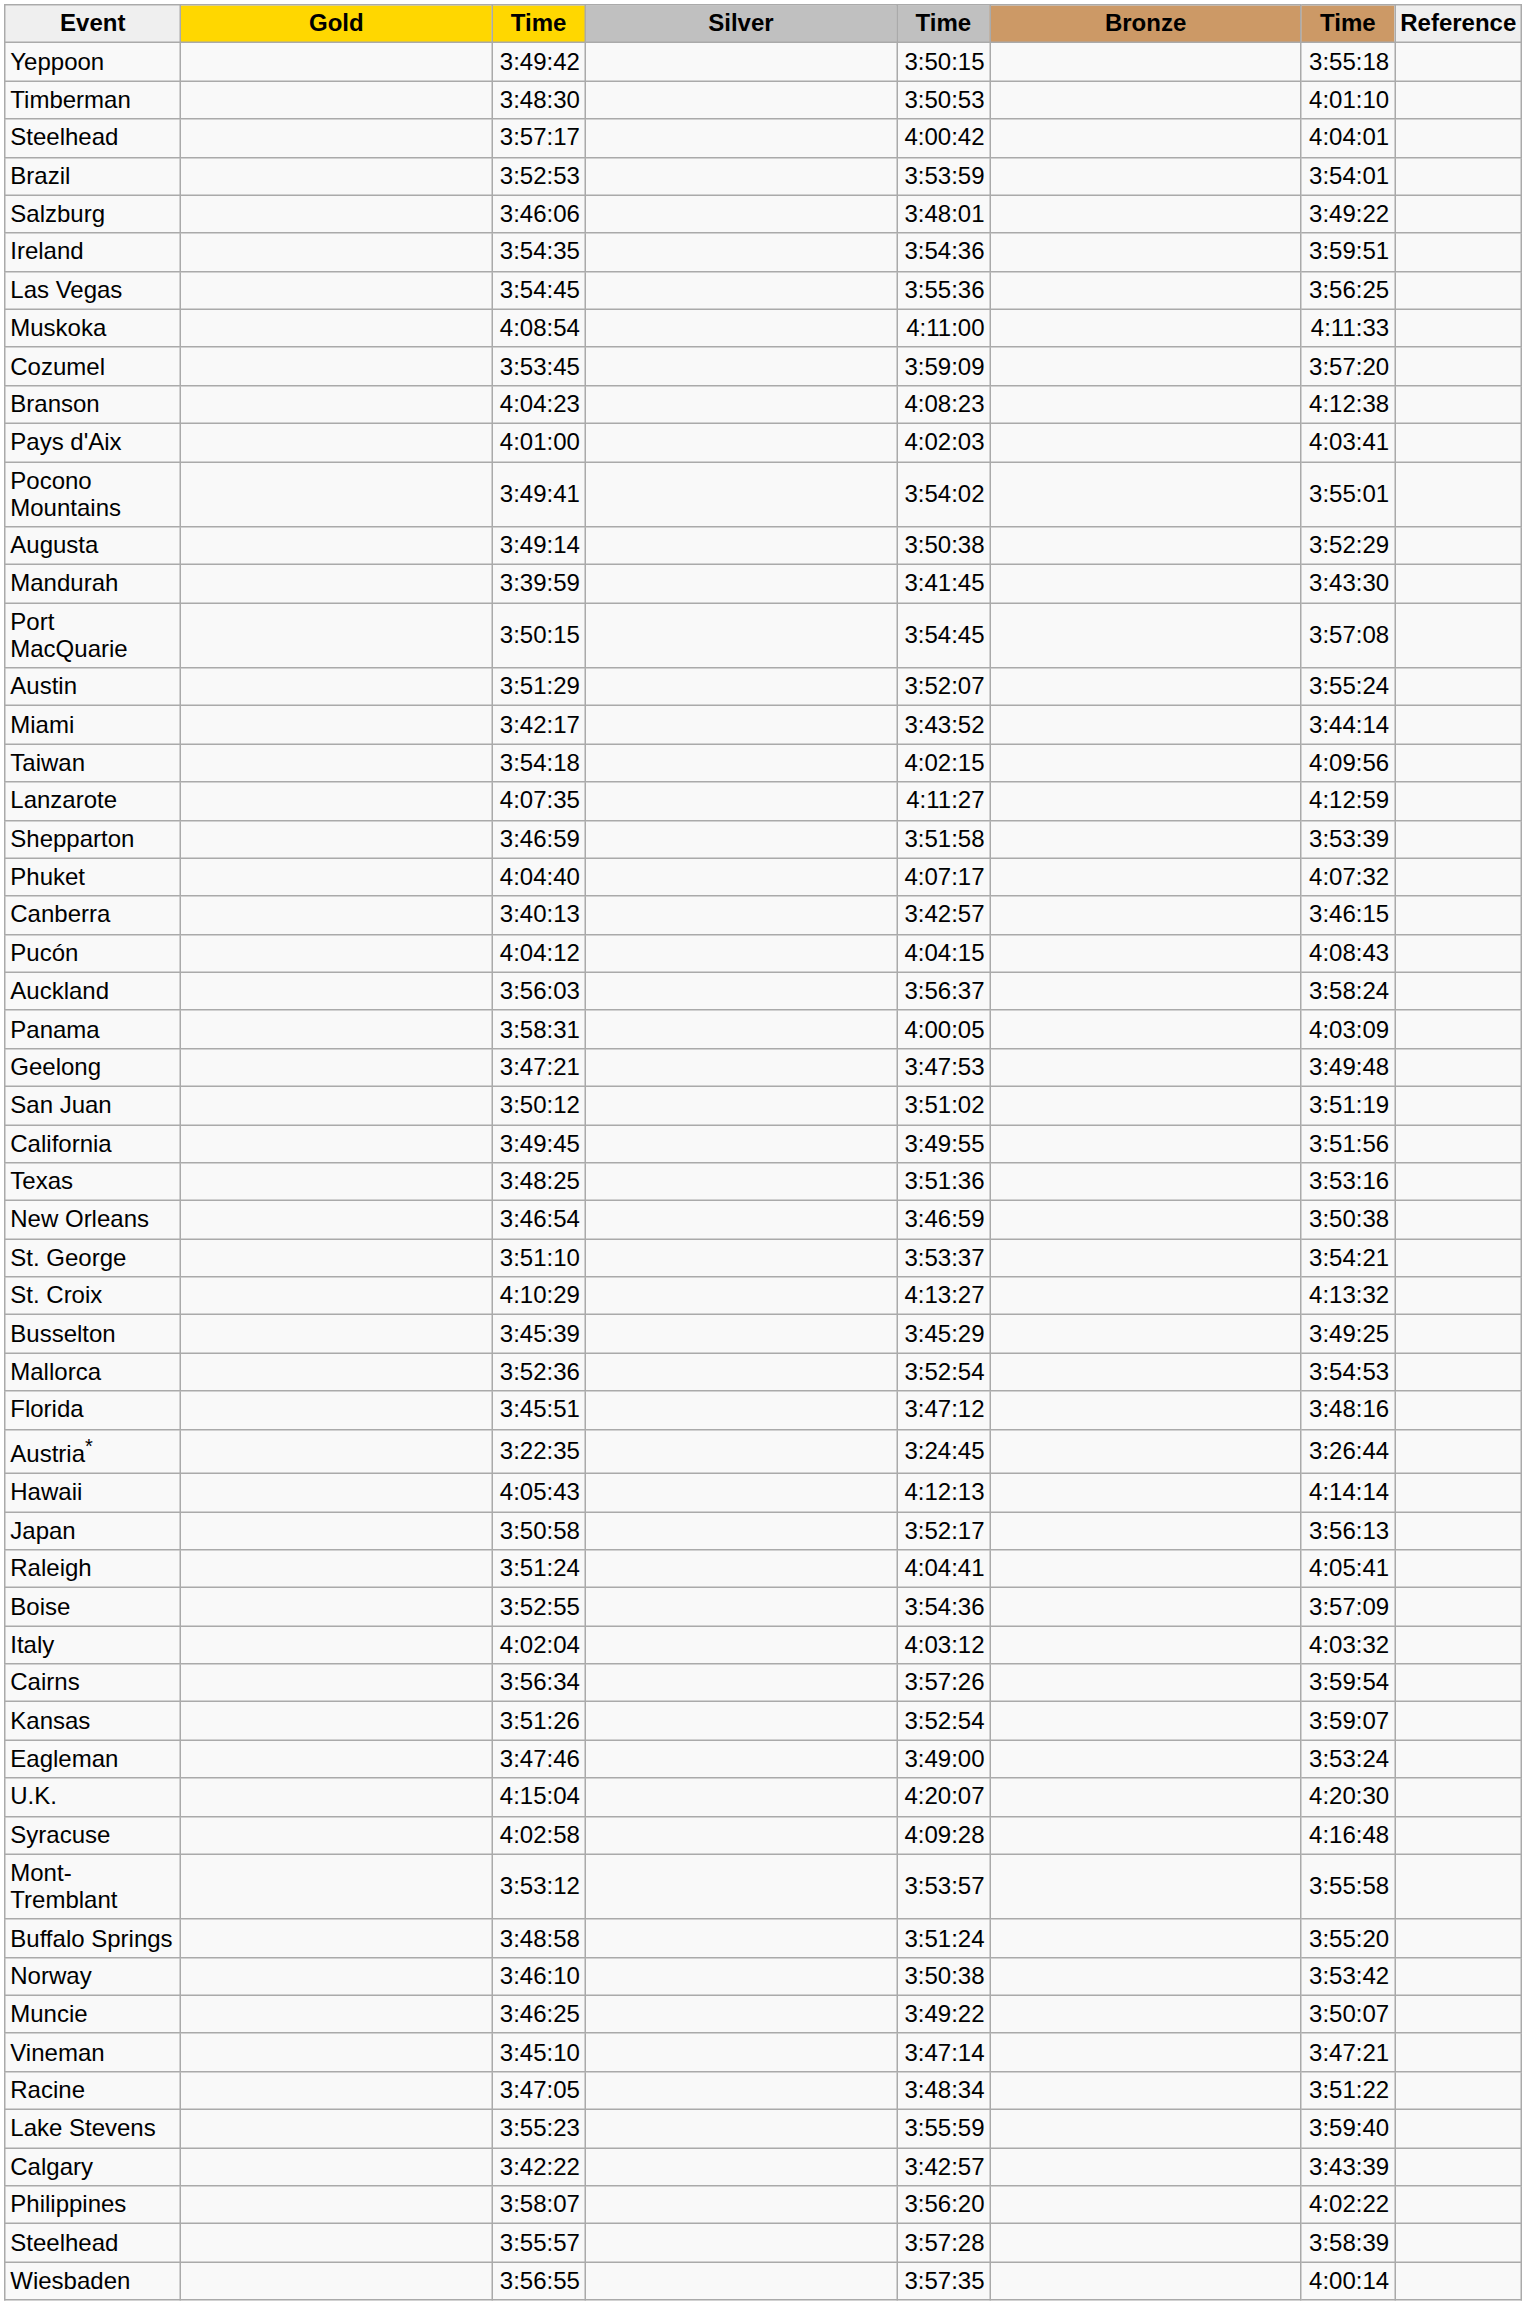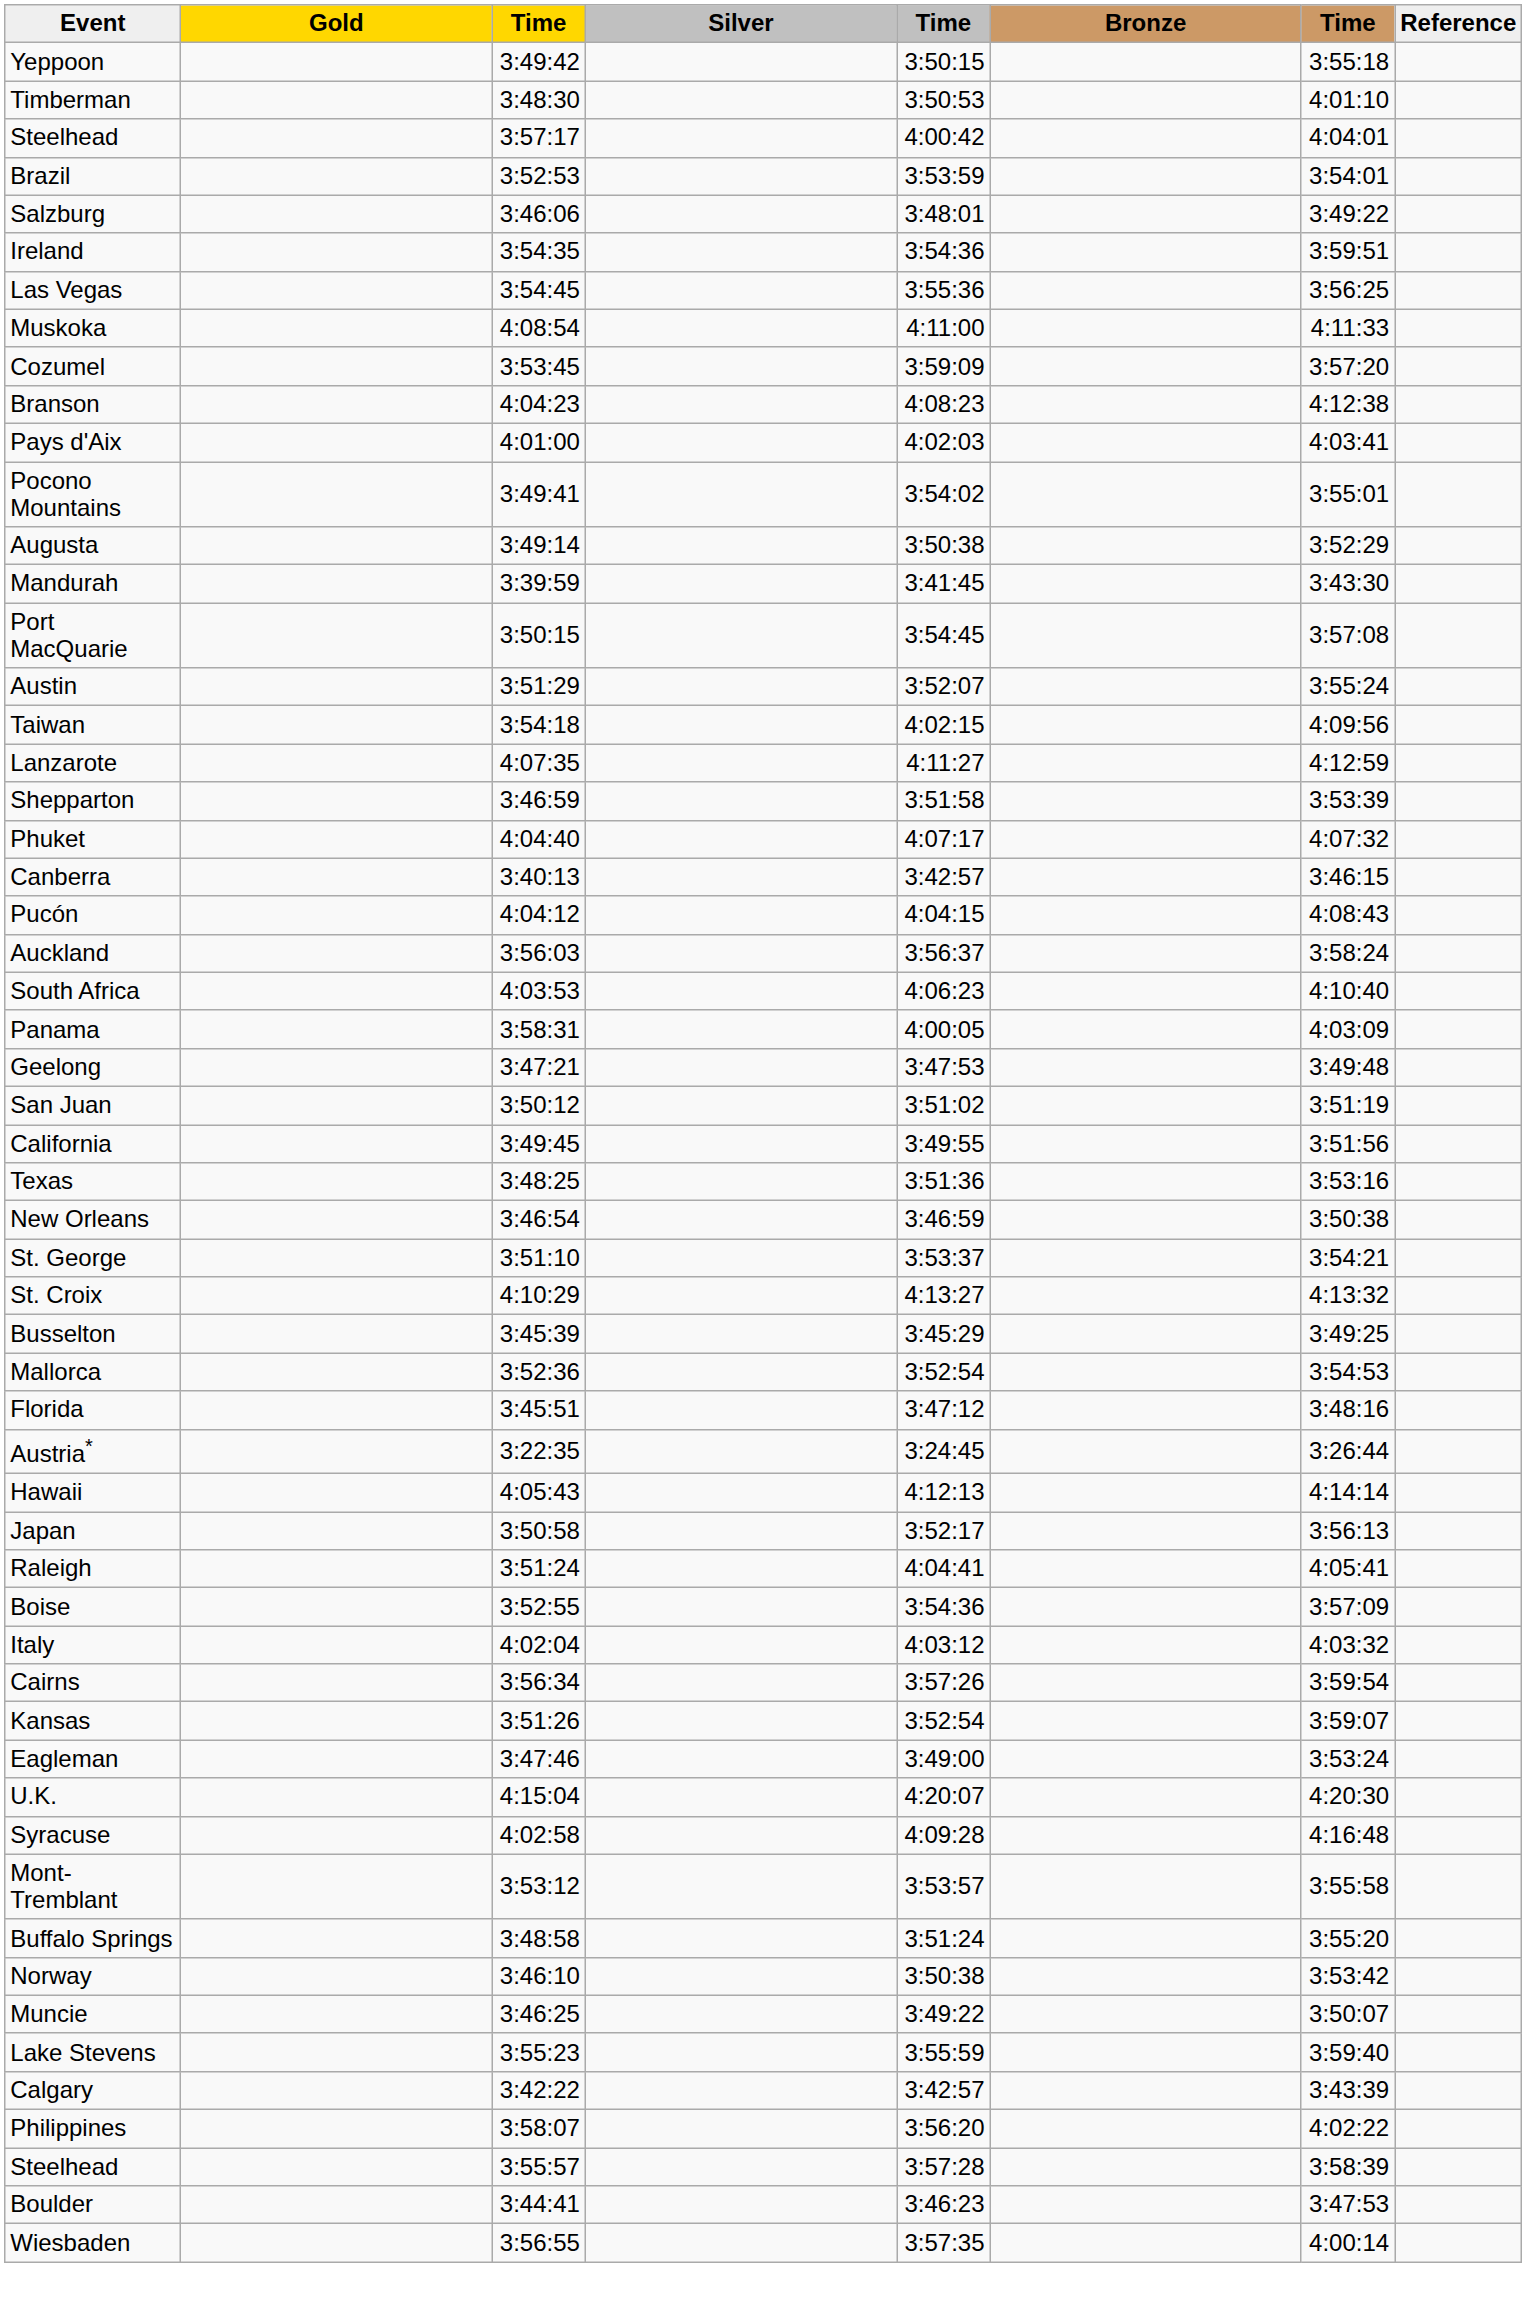- row: (42, 724)
+ row: (75, 991)
- row: (57, 2052)
- row: (48, 2090)
+ row: (52, 2204)
